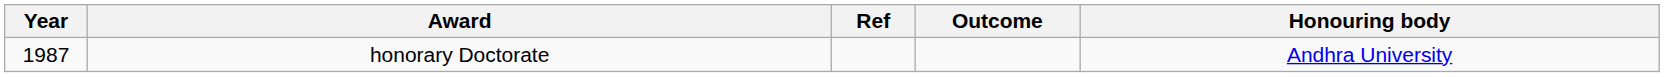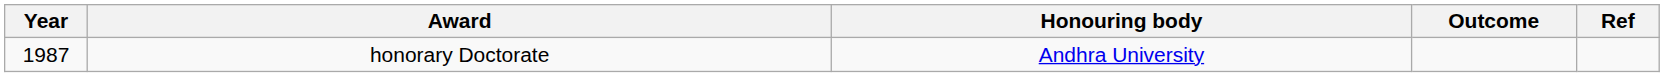columns swapped: (1370, 21) <-> (873, 21)
